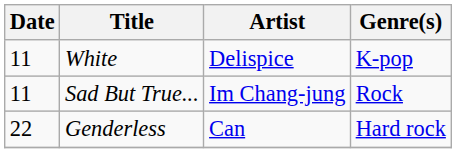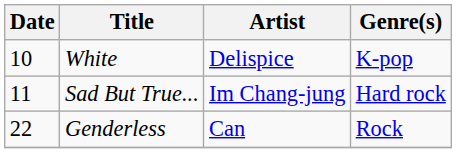(21, 57) 11 -> (21, 57) 10
(379, 93) Rock -> (401, 93) Hard rock
(401, 128) Hard rock -> (379, 128) Rock
